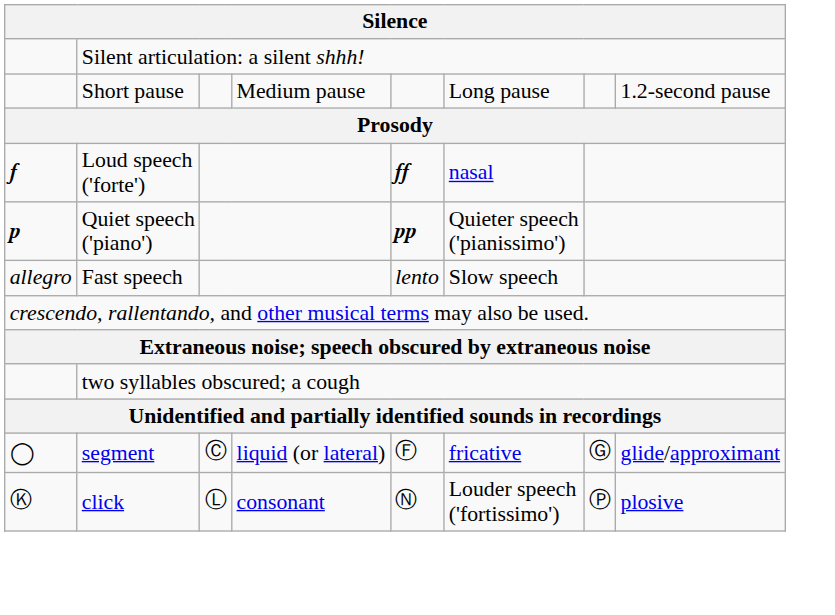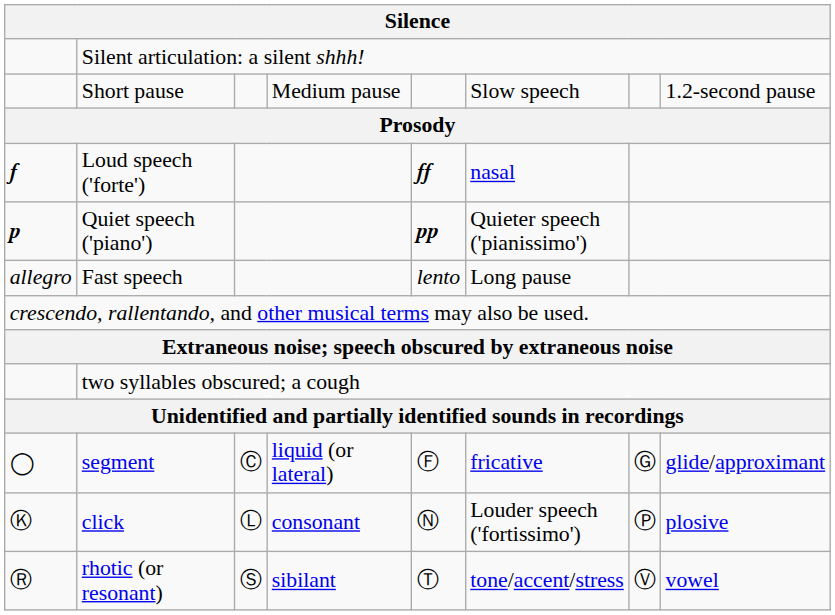(499, 90) Long pause -> (525, 90) Slow speech
(504, 277) Slow speech -> (521, 277) Long pause
+ row: (123, 580)
